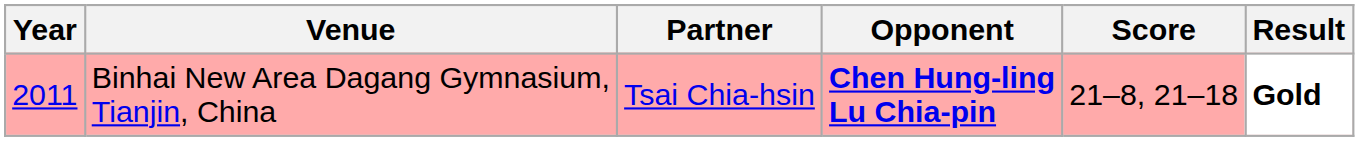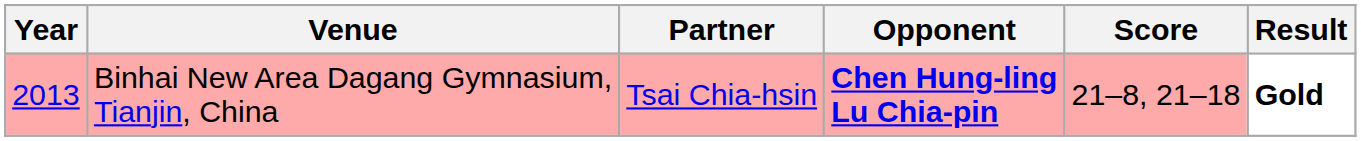(45, 94) 2011 -> (46, 94) 2013
